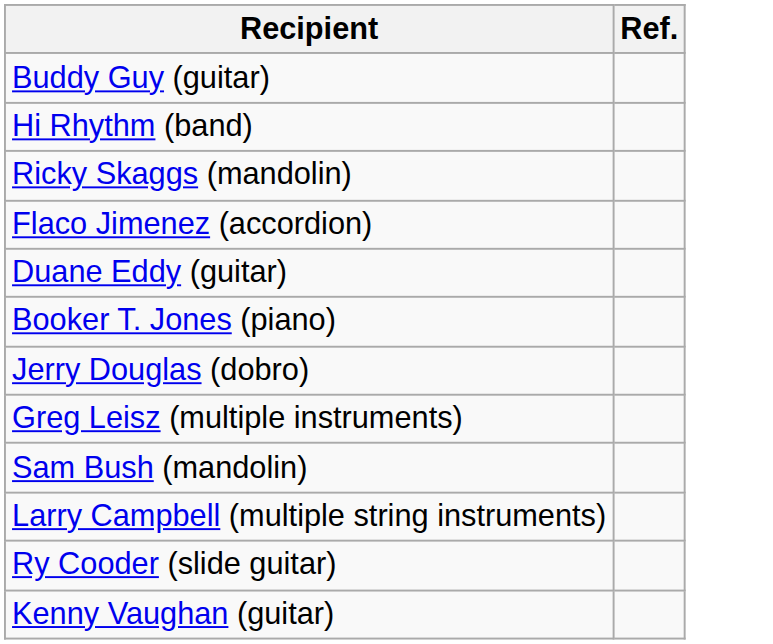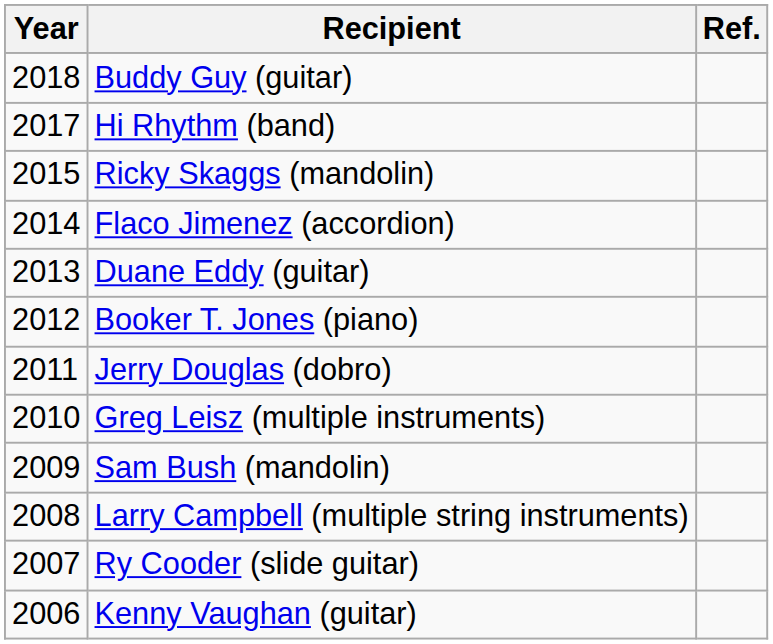+ column: (46, 28)
